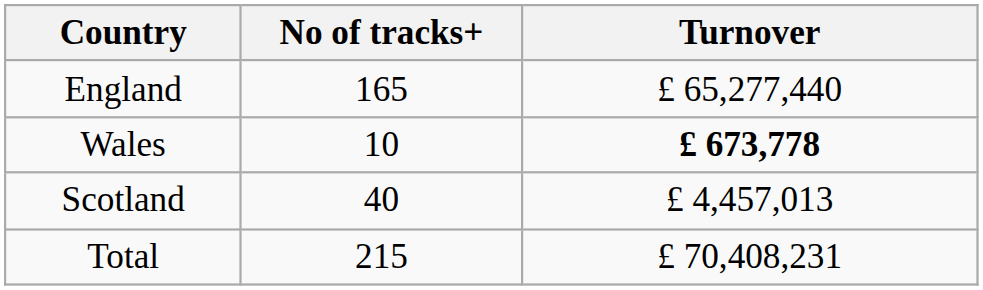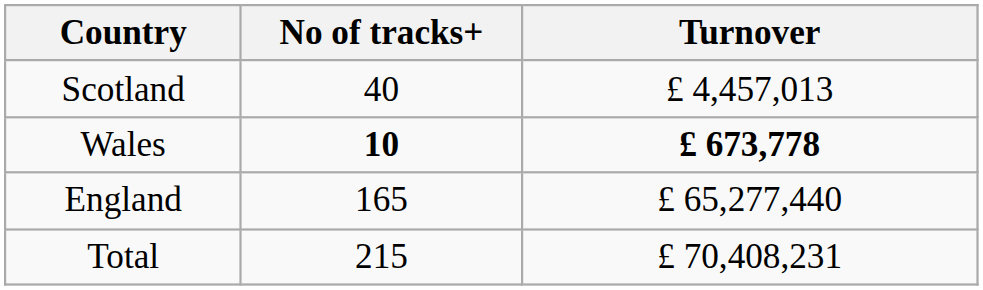rows swapped: (123, 88) <-> (123, 199)
(381, 144) normal -> (381, 144) bold
